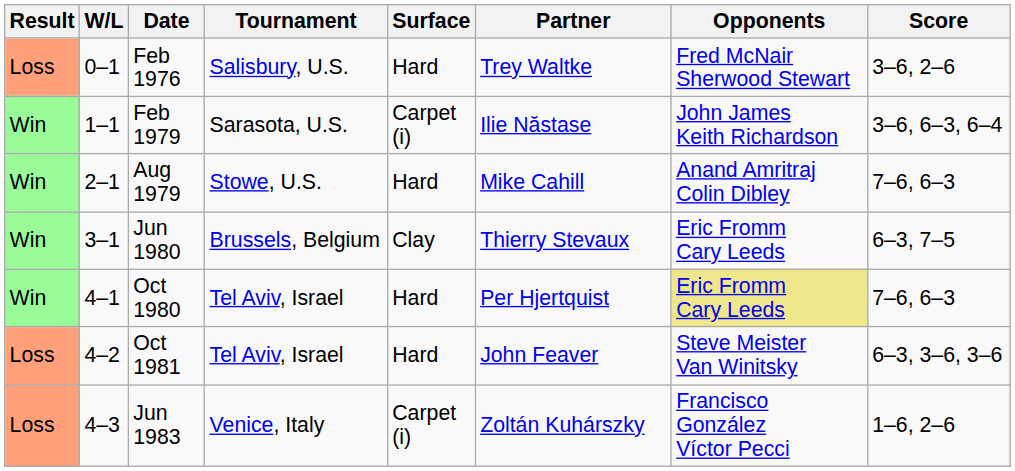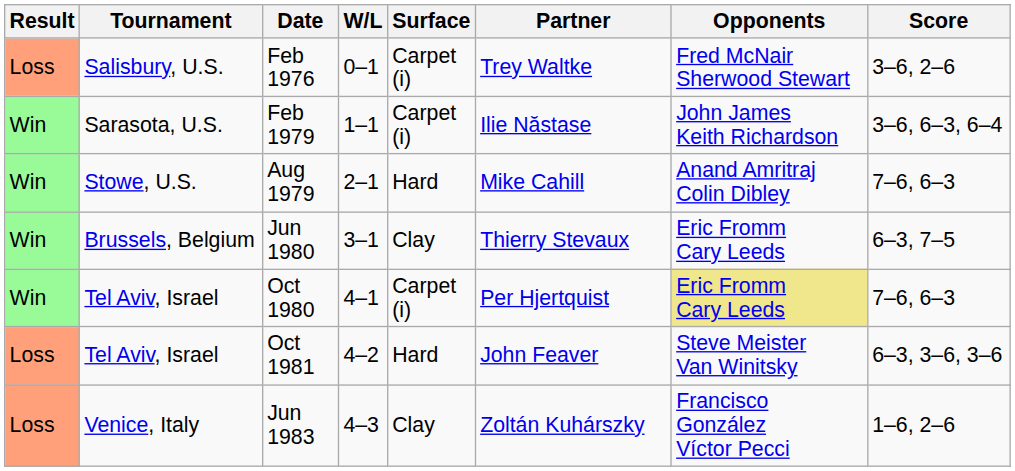columns swapped: (104, 21) <-> (296, 21)
(415, 67) Hard -> (424, 67) Carpet (i)
(415, 297) Hard -> (424, 297) Carpet (i)
(424, 425) Carpet (i) -> (414, 425) Clay
